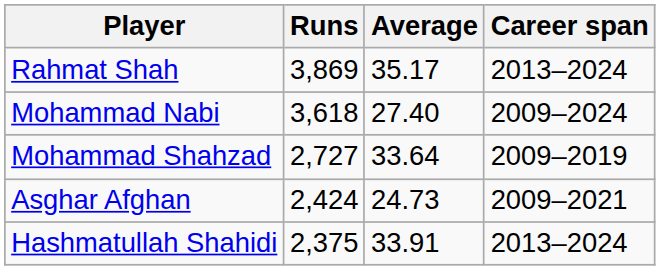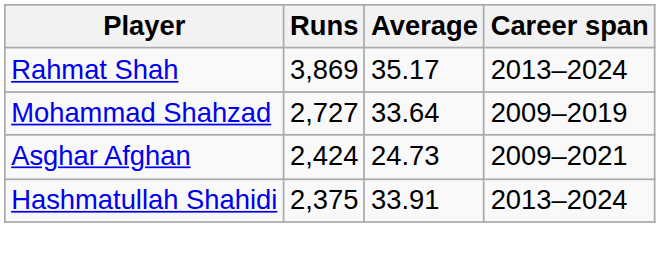- row: (115, 112)
